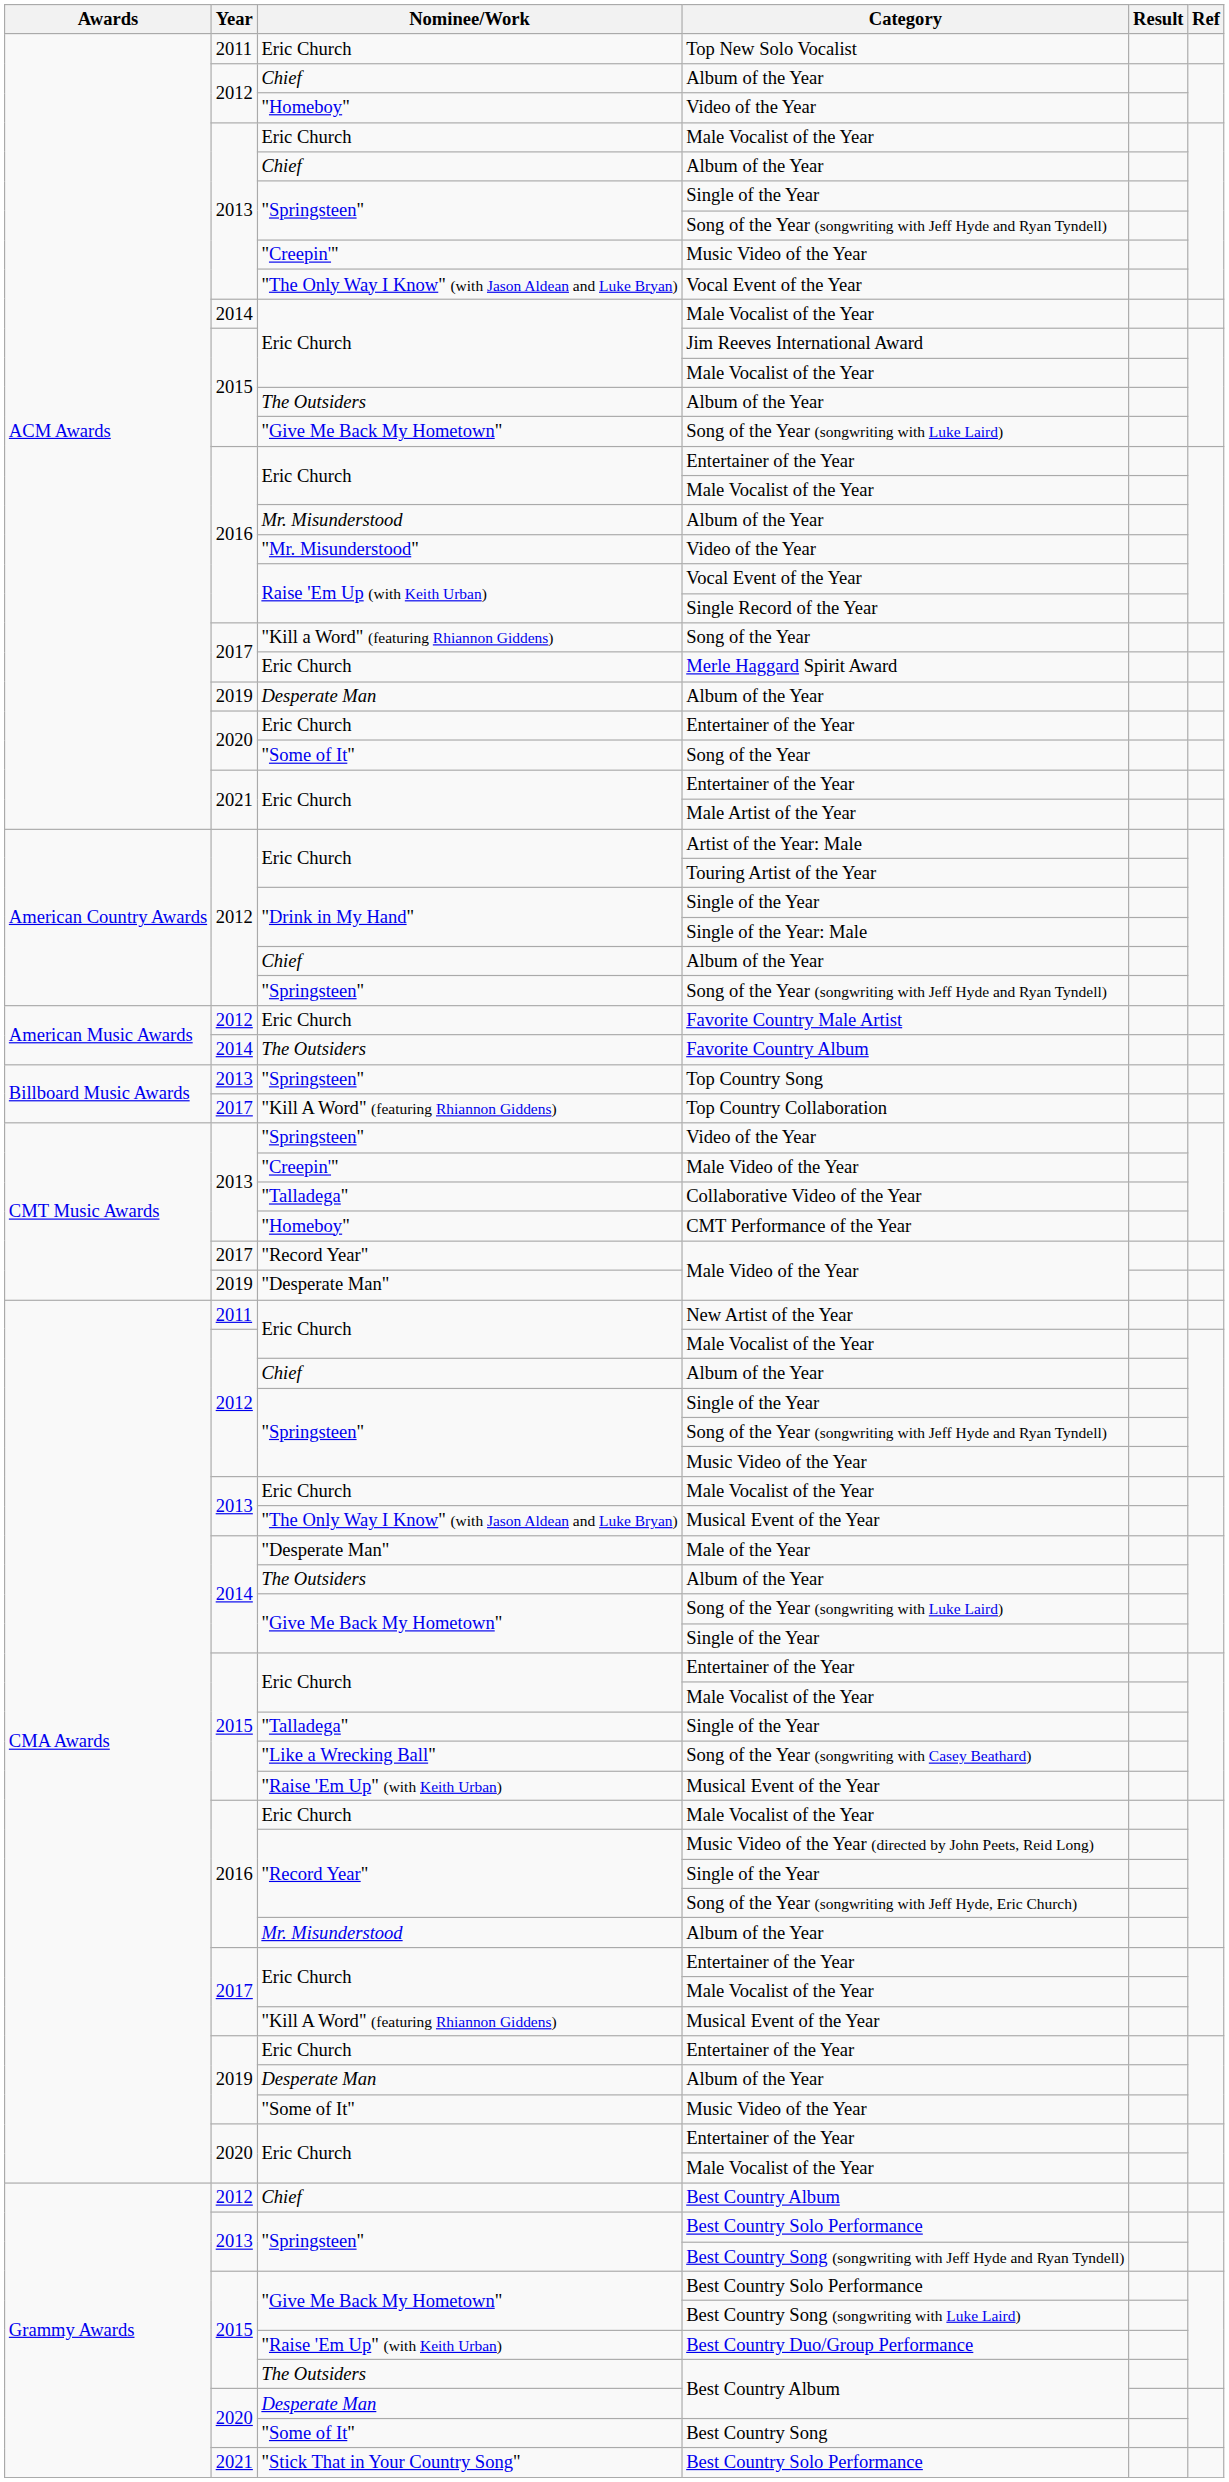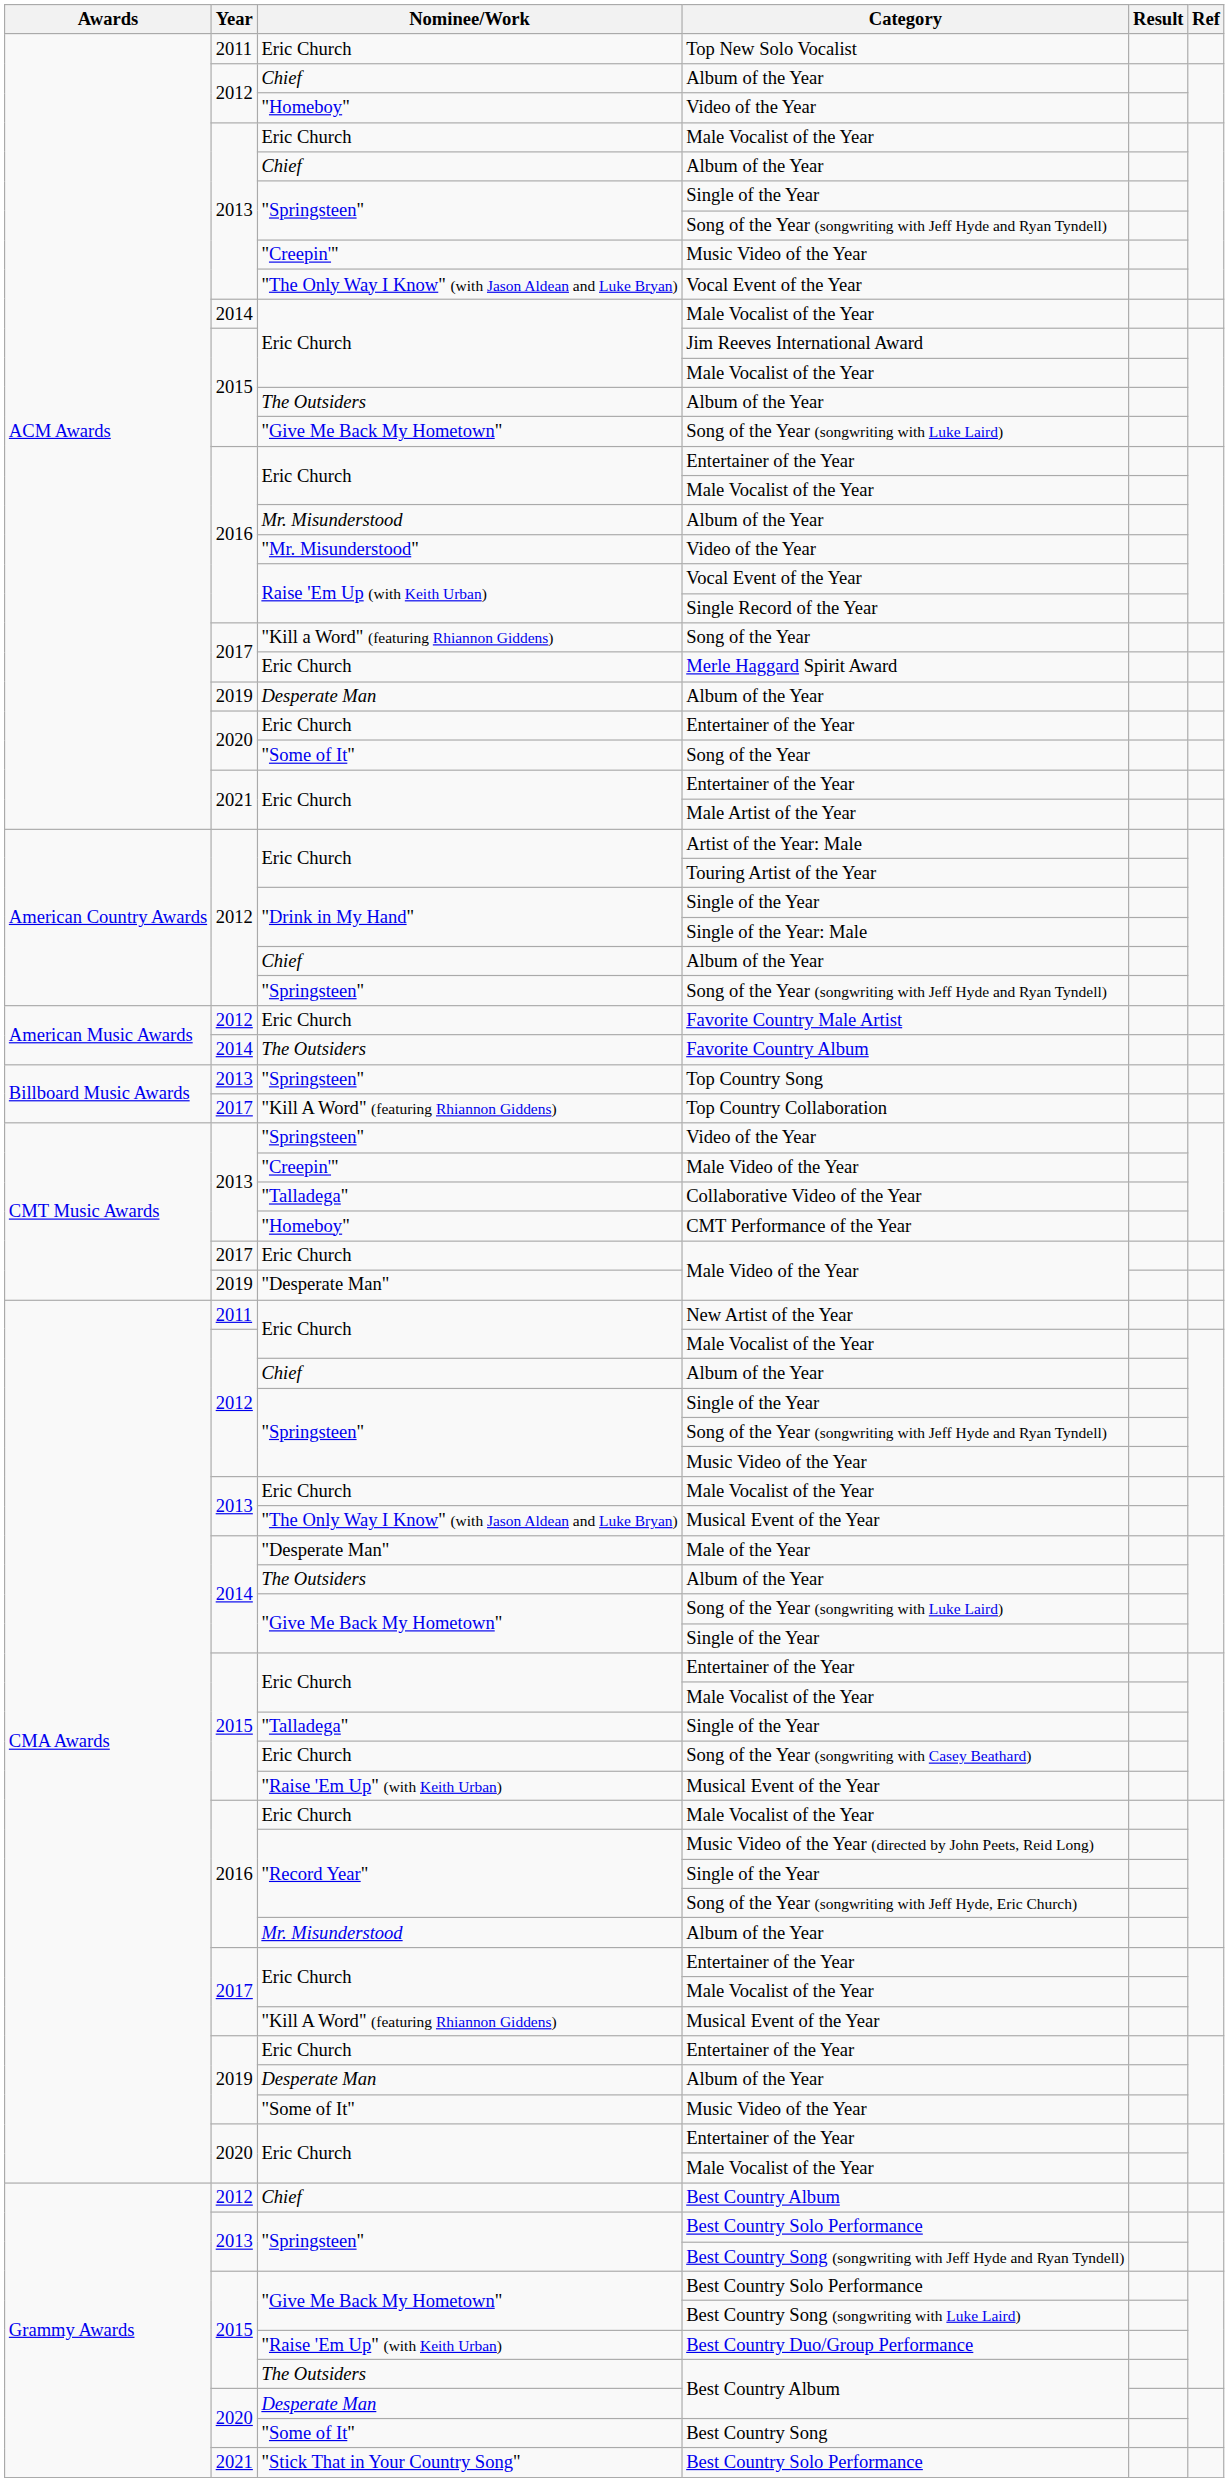(315, 1255) "Record Year" -> (306, 1255) Eric Church
(349, 1755) "Like a Wrecking Ball" -> (306, 1755) Eric Church
